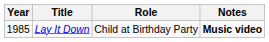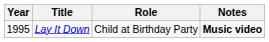(18, 29) 1985 -> (18, 29) 1995
